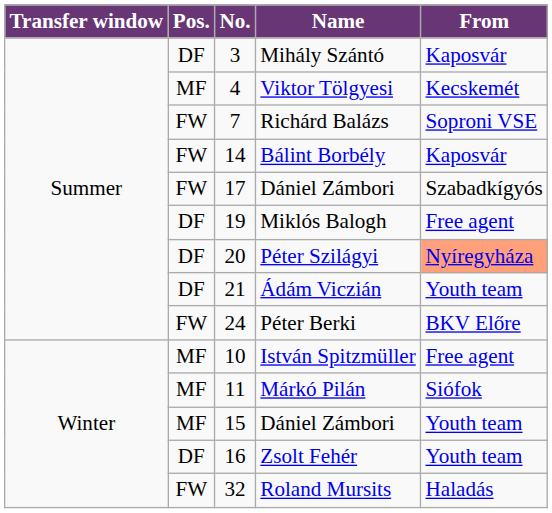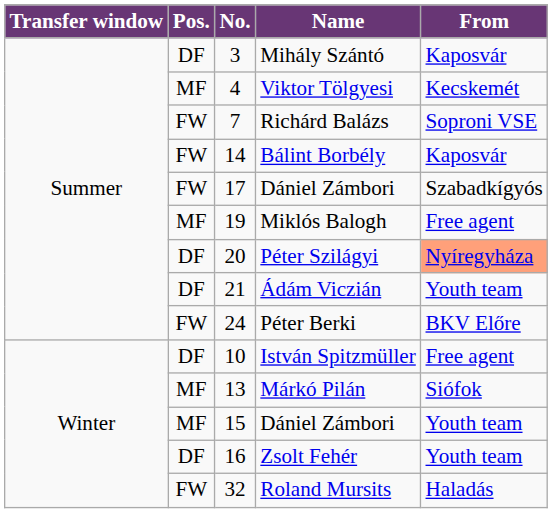(191, 222) DF -> (191, 222) MF
(191, 356) MF -> (191, 356) DF
(235, 389) 11 -> (235, 389) 13
